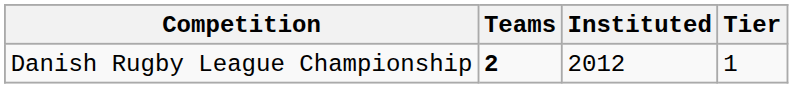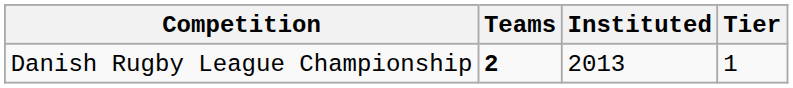(596, 64) 2012 -> (596, 64) 2013
